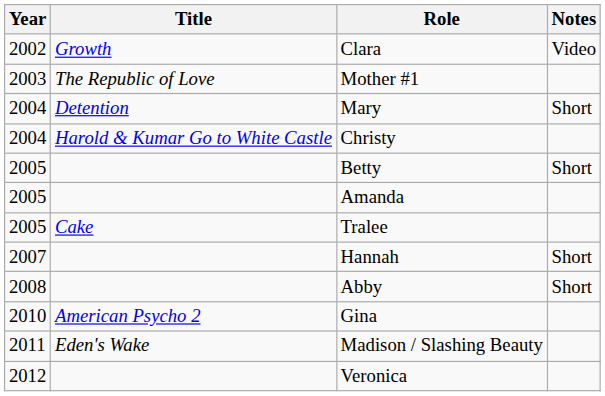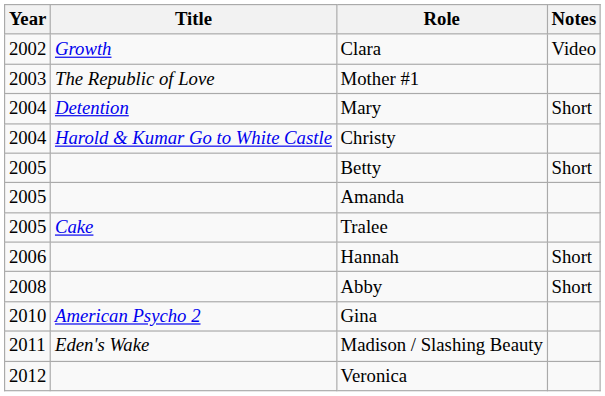(28, 256) 2007 -> (28, 256) 2006
